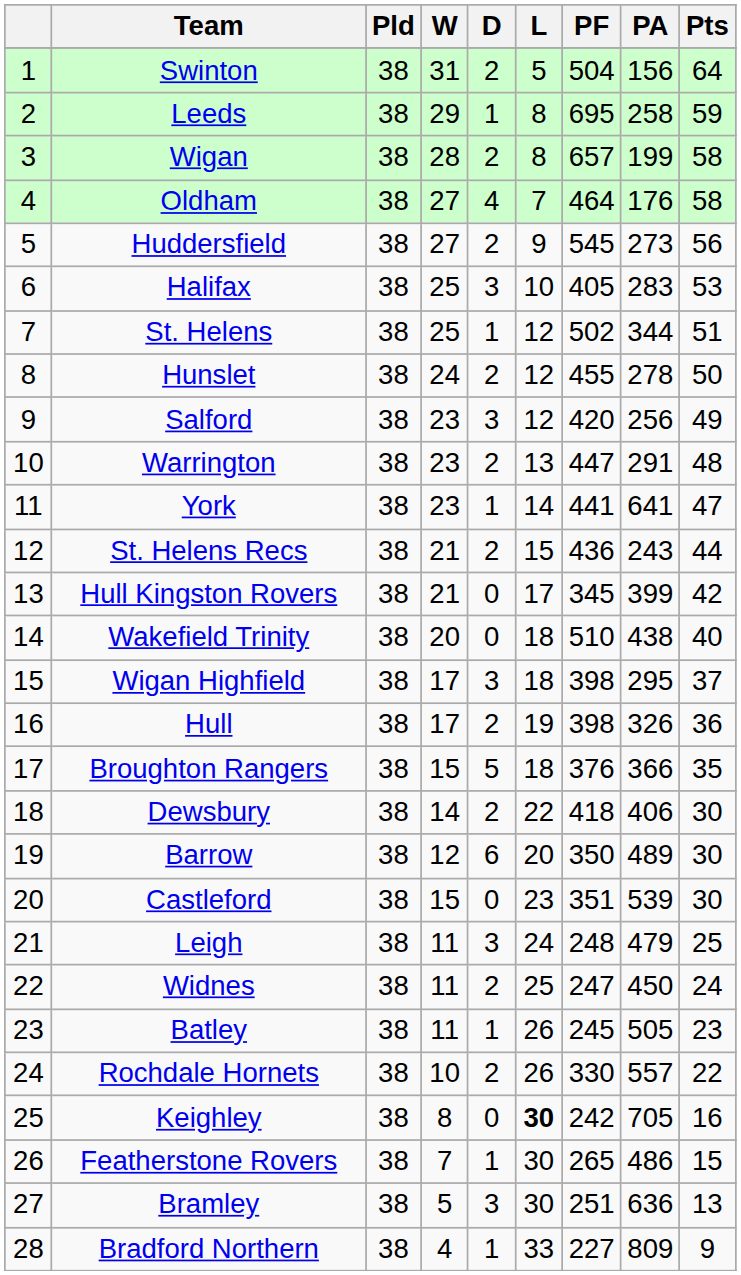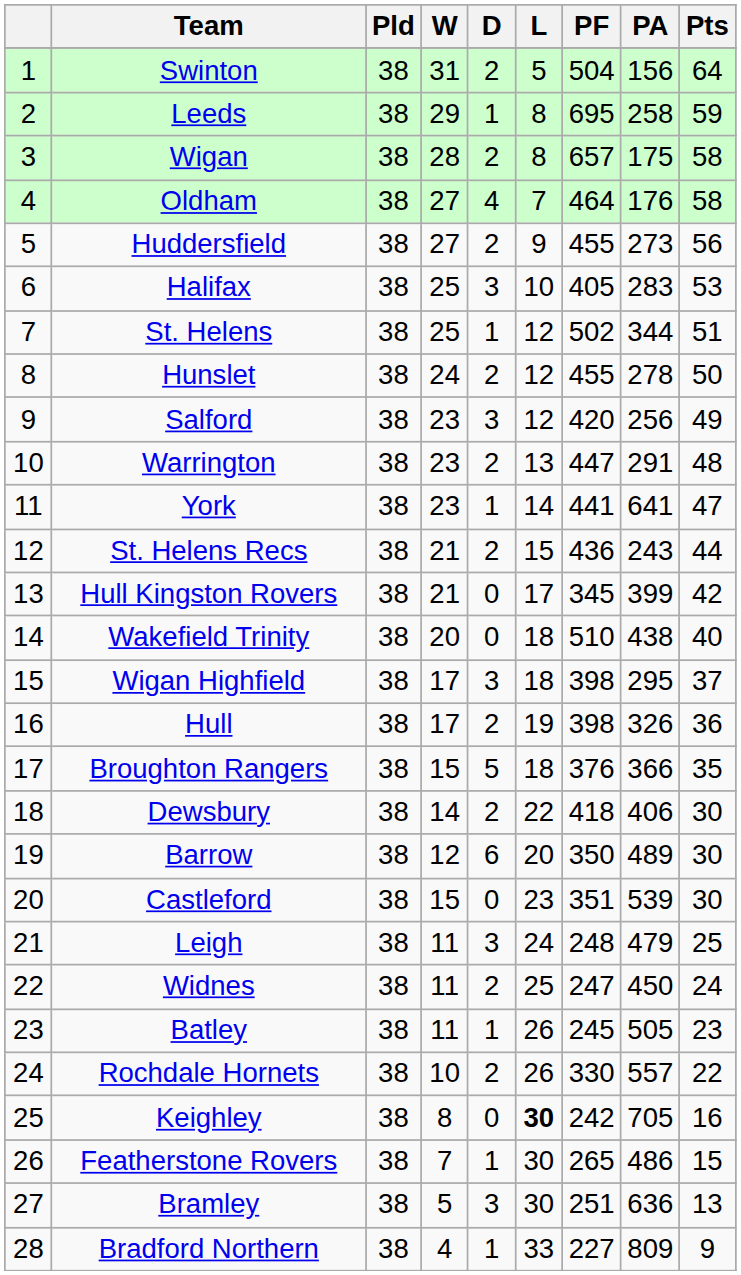(650, 157) 199 -> (650, 157) 175
(592, 244) 545 -> (592, 244) 455
